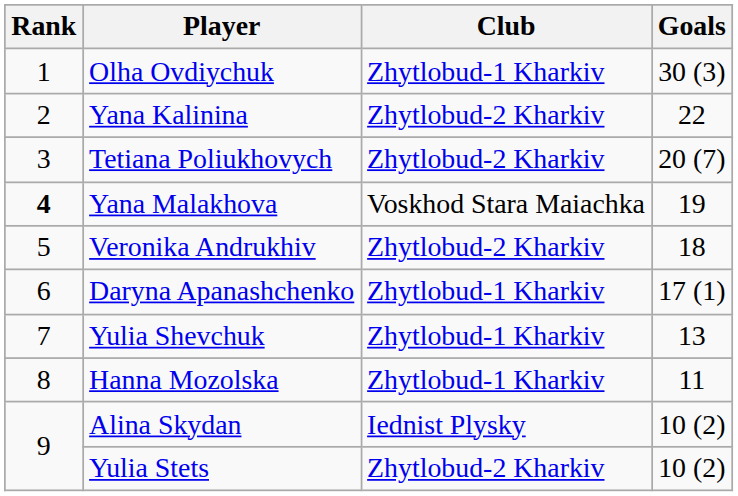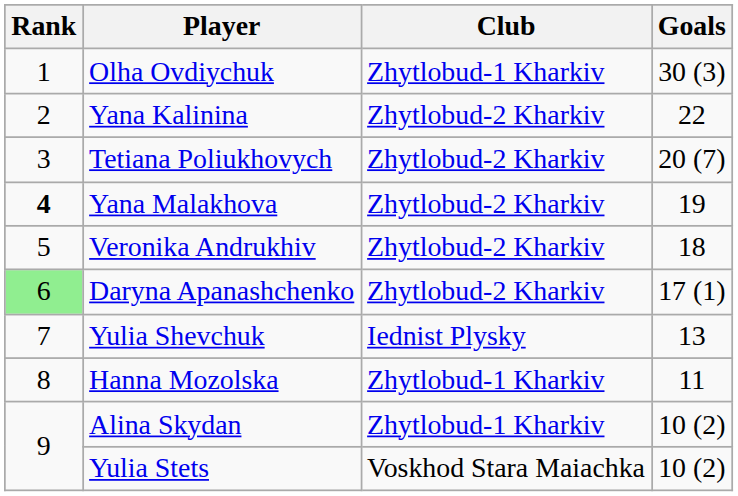(506, 203) Voskhod Stara Maiachka -> (486, 203) Zhytlobud-2 Kharkiv
(44, 291) no background -> (44, 291) lightgreen background
(486, 291) Zhytlobud-1 Kharkiv -> (486, 291) Zhytlobud-2 Kharkiv
(486, 335) Zhytlobud-1 Kharkiv -> (446, 335) Iednist Plysky
(446, 423) Iednist Plysky -> (486, 423) Zhytlobud-1 Kharkiv
(486, 468) Zhytlobud-2 Kharkiv -> (506, 468) Voskhod Stara Maiachka
